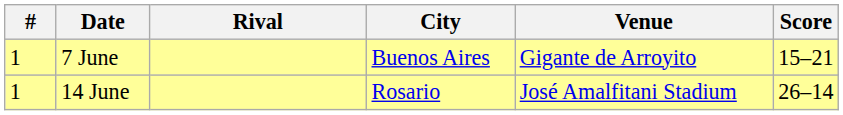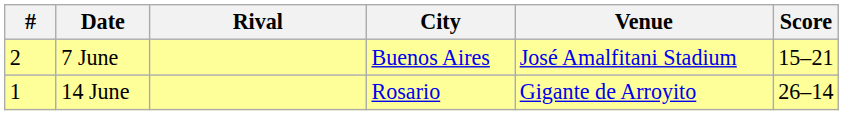(15, 57) 1 -> (15, 57) 2
(608, 57) Gigante de Arroyito -> (628, 57) José Amalfitani Stadium
(628, 92) José Amalfitani Stadium -> (608, 92) Gigante de Arroyito
